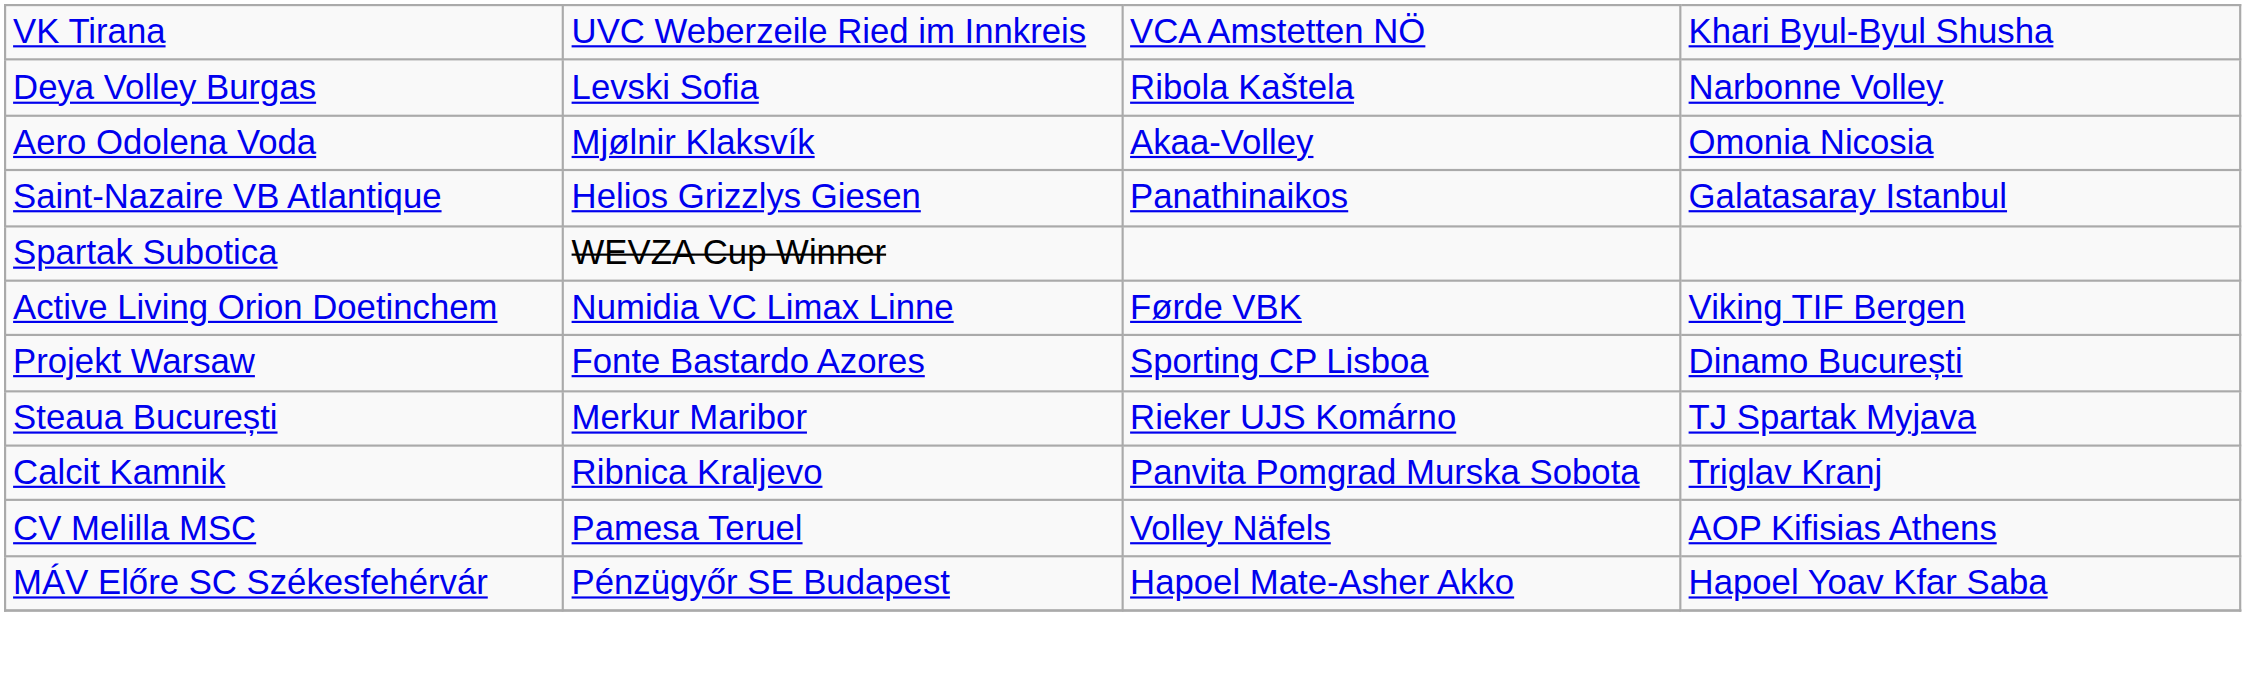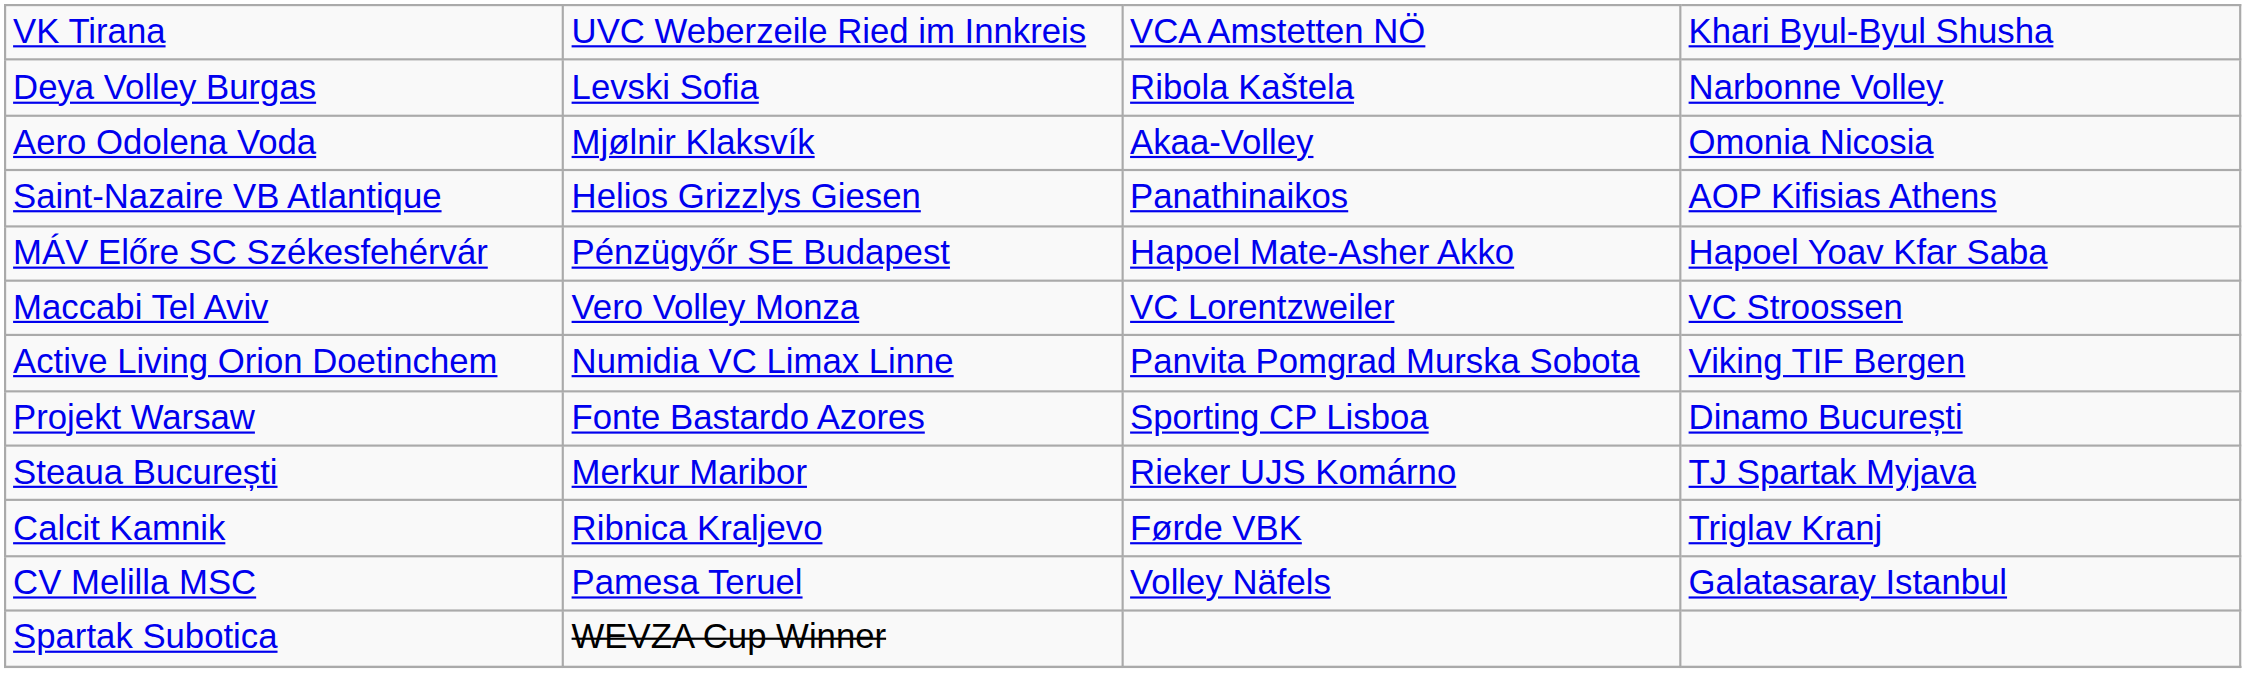(1848, 197) Galatasaray Istanbul -> (1843, 197) AOP Kifisias Athens
rows swapped: (250, 582) <-> (145, 252)
+ row: (141, 307)
(1216, 307) Førde VBK -> (1385, 362) Panvita Pomgrad Murska Sobota
(1385, 472) Panvita Pomgrad Murska Sobota -> (1216, 527) Førde VBK
(1843, 527) AOP Kifisias Athens -> (1848, 582) Galatasaray Istanbul
